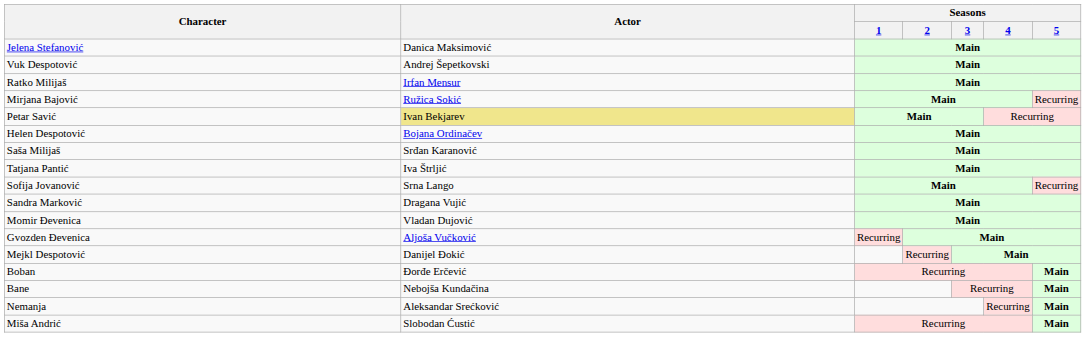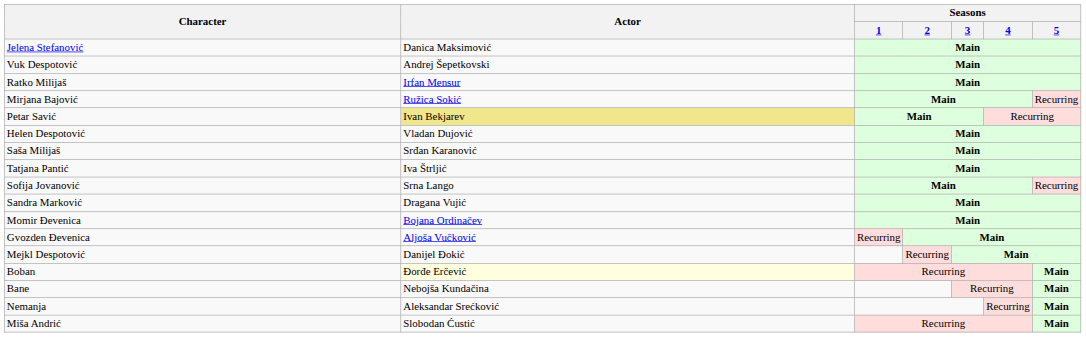(443, 133) Bojana Ordinačev -> (438, 133) Vladan Dujović
(438, 220) Vladan Dujović -> (443, 220) Bojana Ordinačev
(435, 271) no background -> (435, 271) lightyellow background
